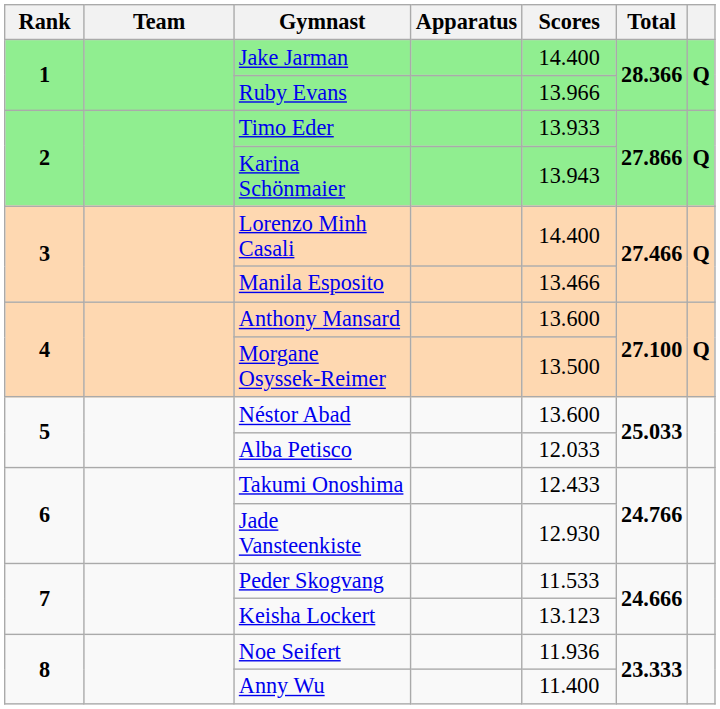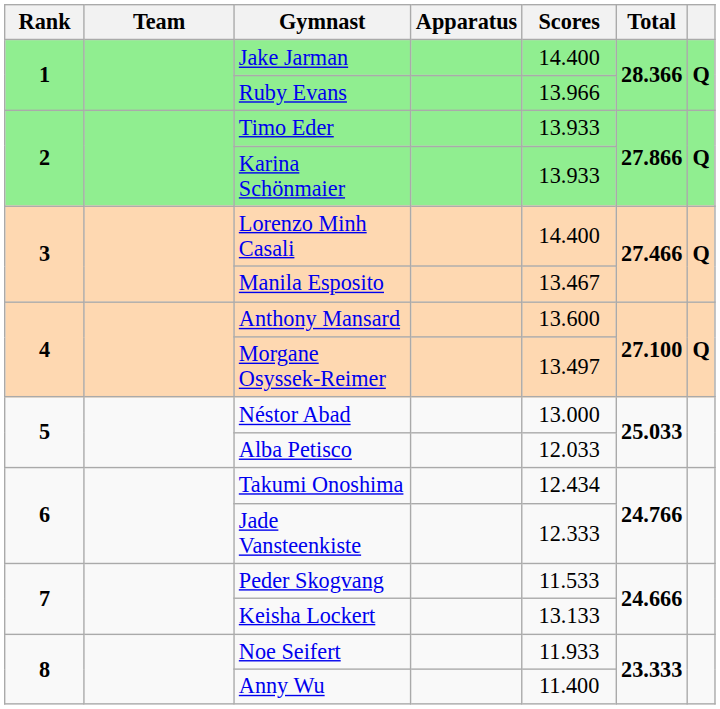(569, 175) 13.943 -> (569, 175) 13.933
(569, 283) 13.466 -> (569, 283) 13.467
(569, 366) 13.500 -> (569, 366) 13.497
(569, 414) 13.600 -> (569, 414) 13.000
(569, 485) 12.433 -> (569, 485) 12.434
(569, 532) 12.930 -> (569, 532) 12.333
(569, 616) 13.123 -> (569, 616) 13.133
(569, 651) 11.936 -> (569, 651) 11.933
